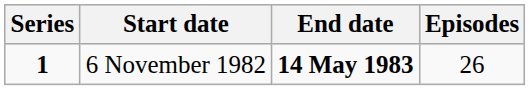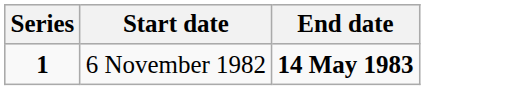- column: (472, 24)
